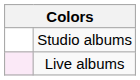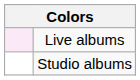rows swapped: (85, 40) <-> (85, 63)
